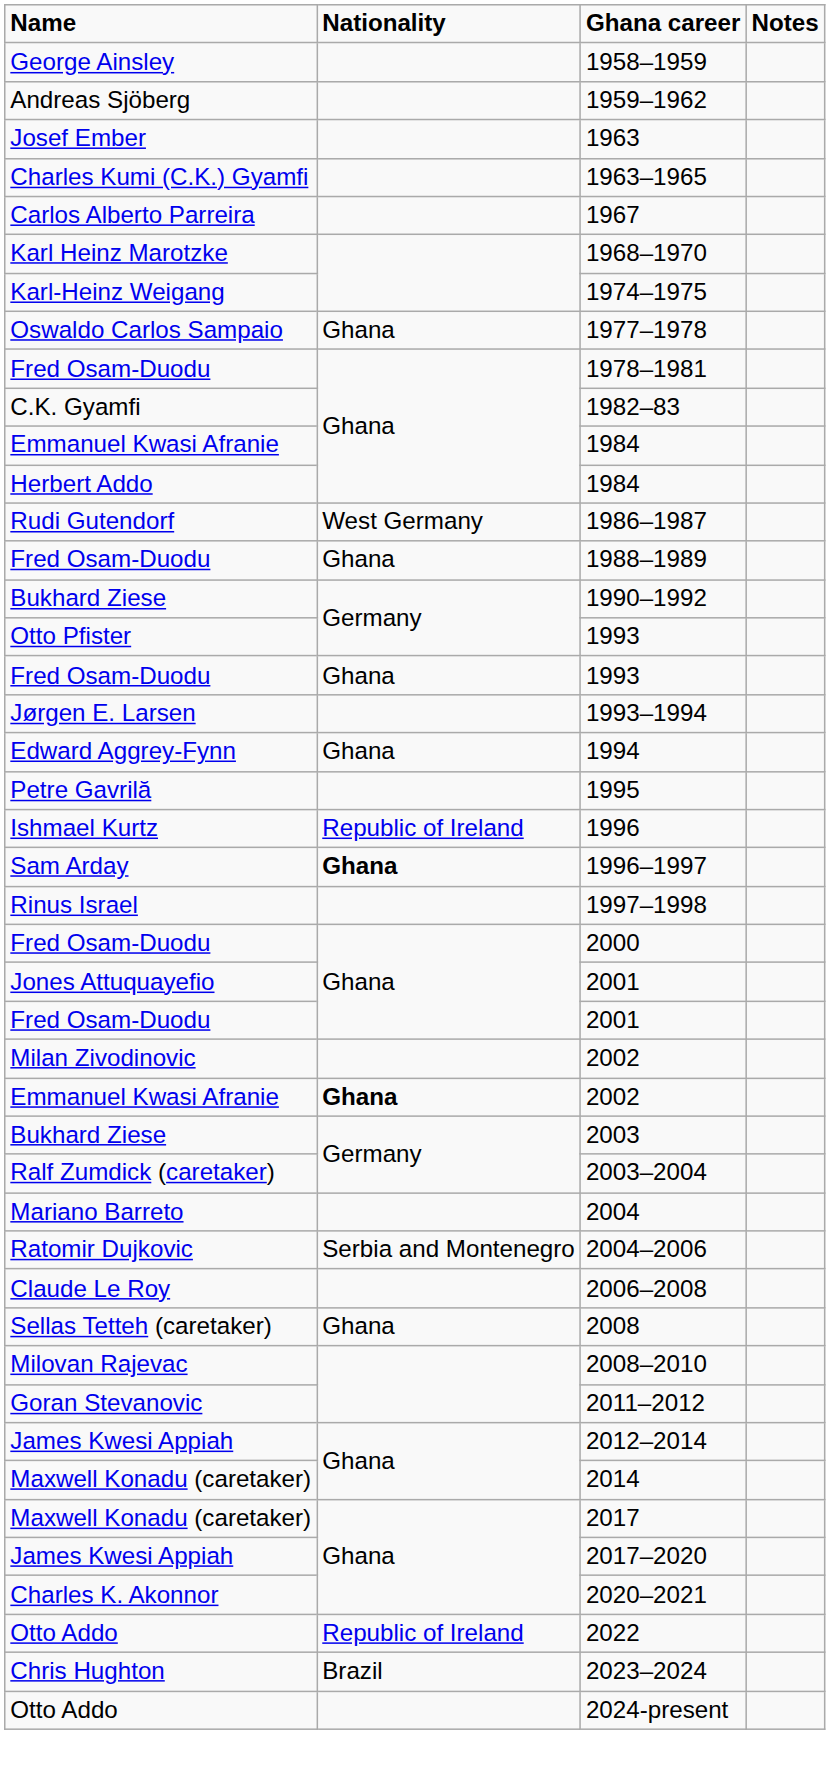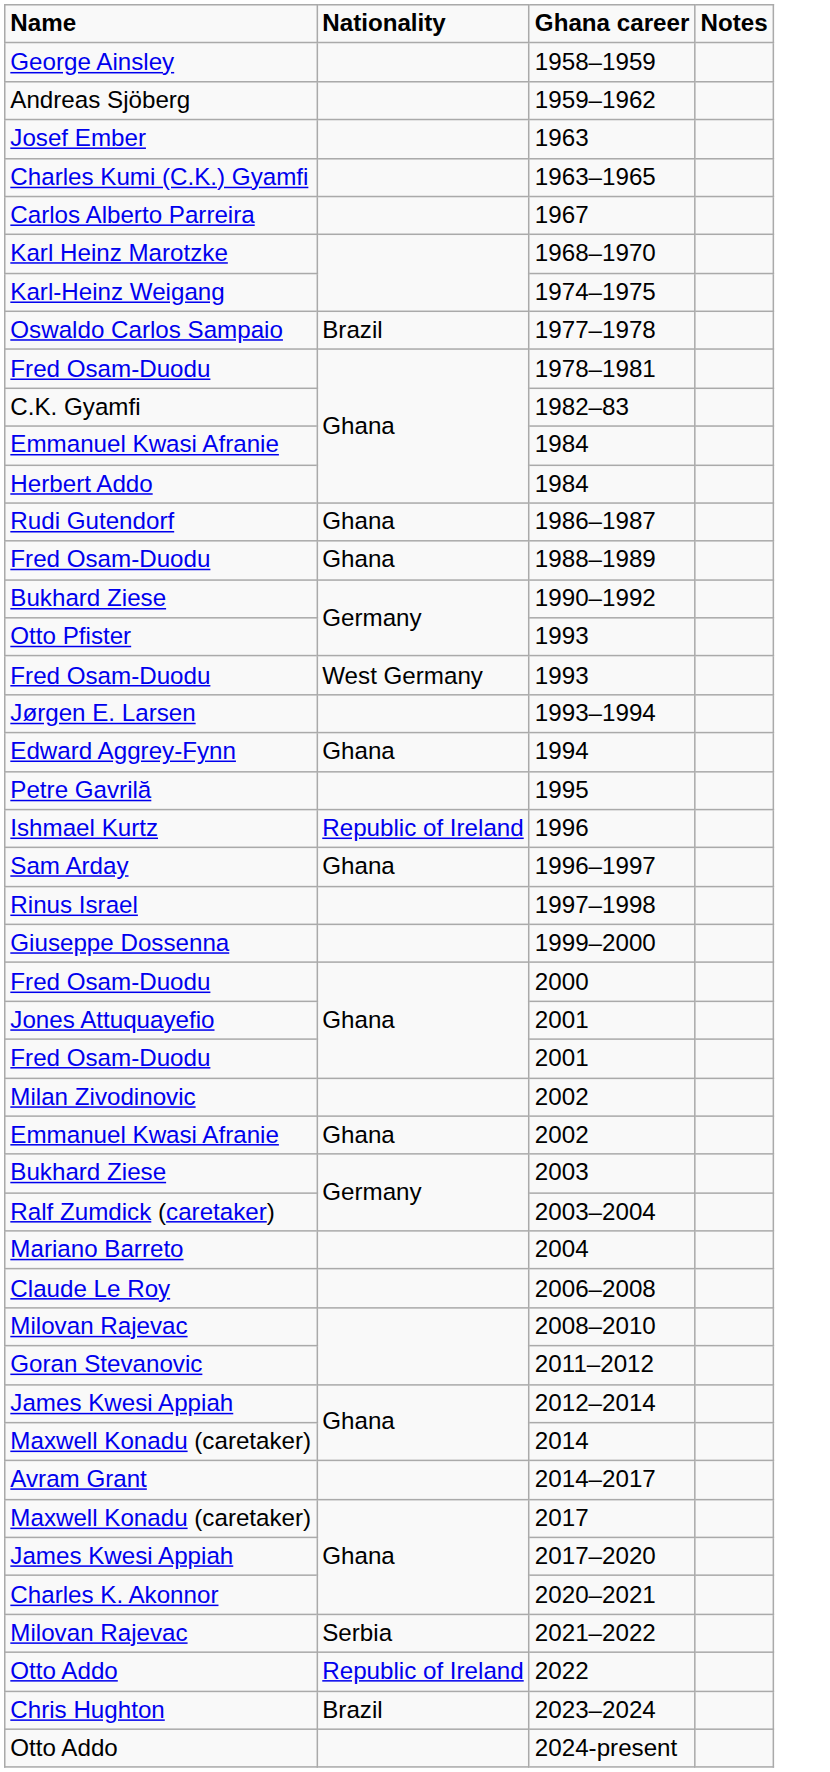(359, 330) Ghana -> (352, 330) Brazil
(403, 521) West Germany -> (359, 521) Ghana
(359, 675) Ghana -> (403, 675) West Germany
(360, 866) bold -> (359, 866) normal
+ row: (120, 943)
(360, 1096) bold -> (359, 1134) normal
- row: (102, 1249)
- row: (141, 1326)
+ row: (79, 1479)
+ row: (99, 1632)
